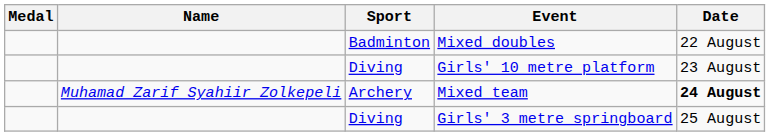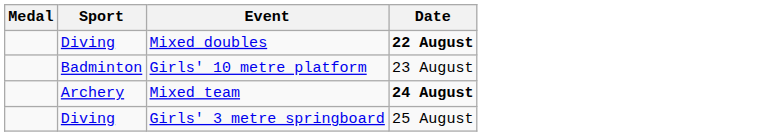- column: (201, 17)
(389, 42) Badminton -> (88, 42) Diving
(721, 42) normal -> (433, 42) bold
(376, 68) Diving -> (102, 68) Badminton
